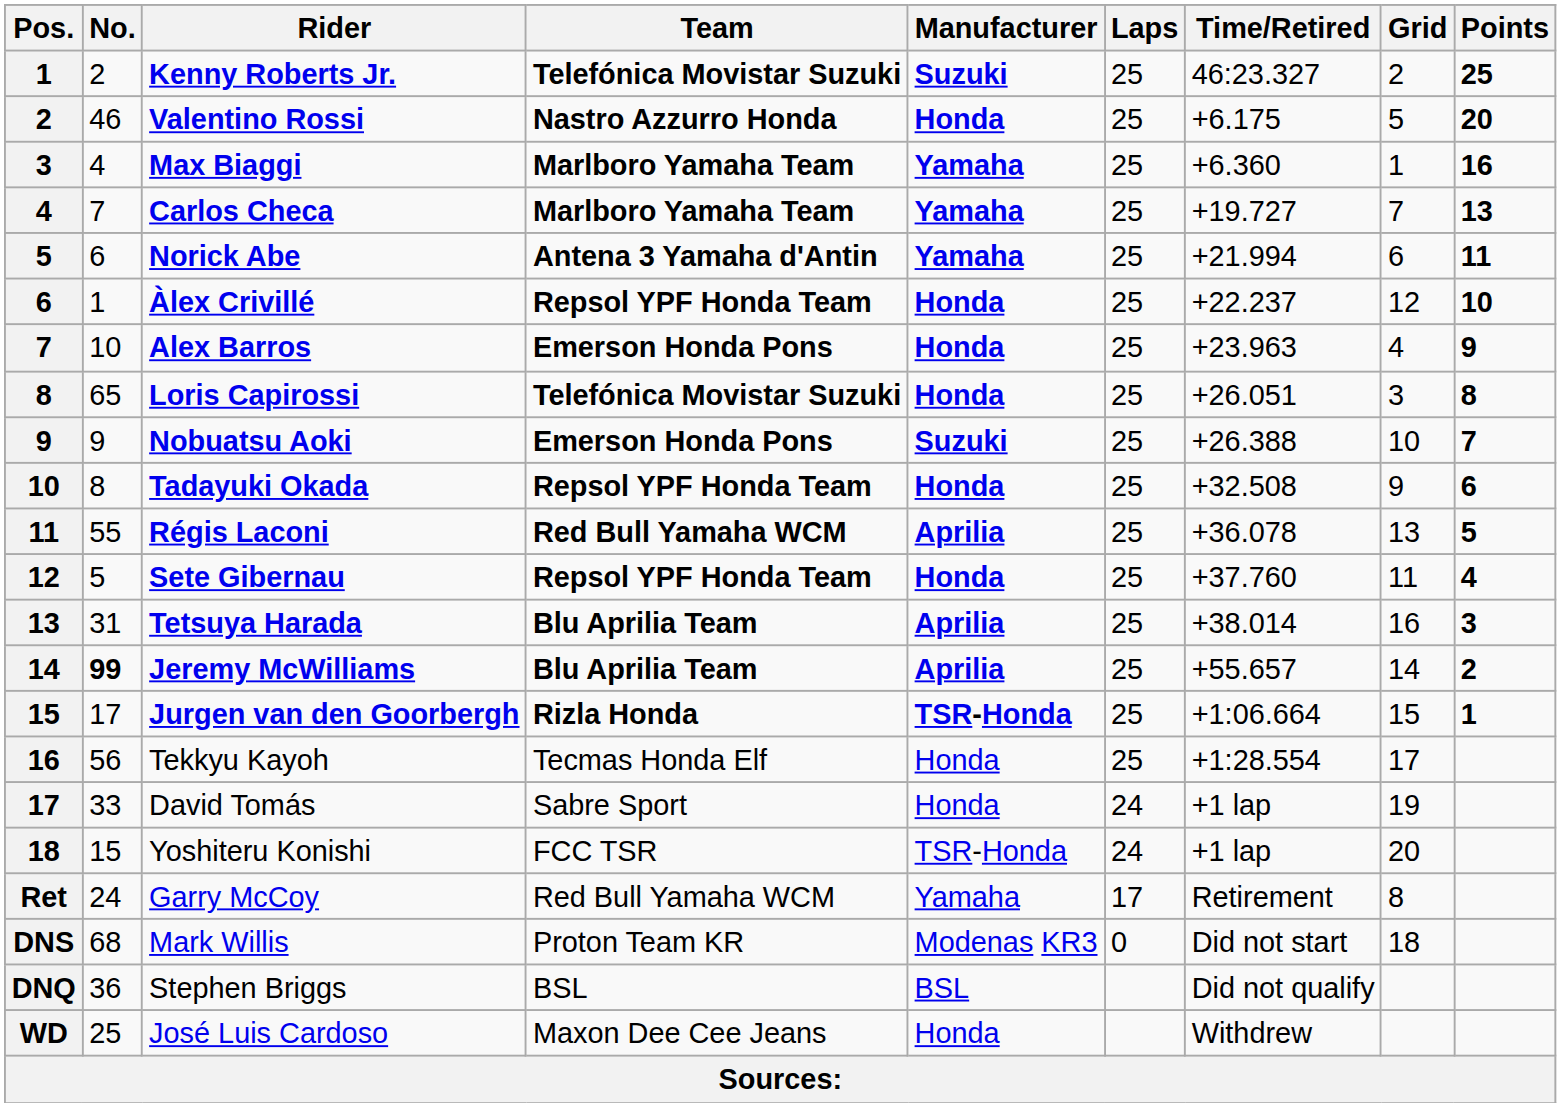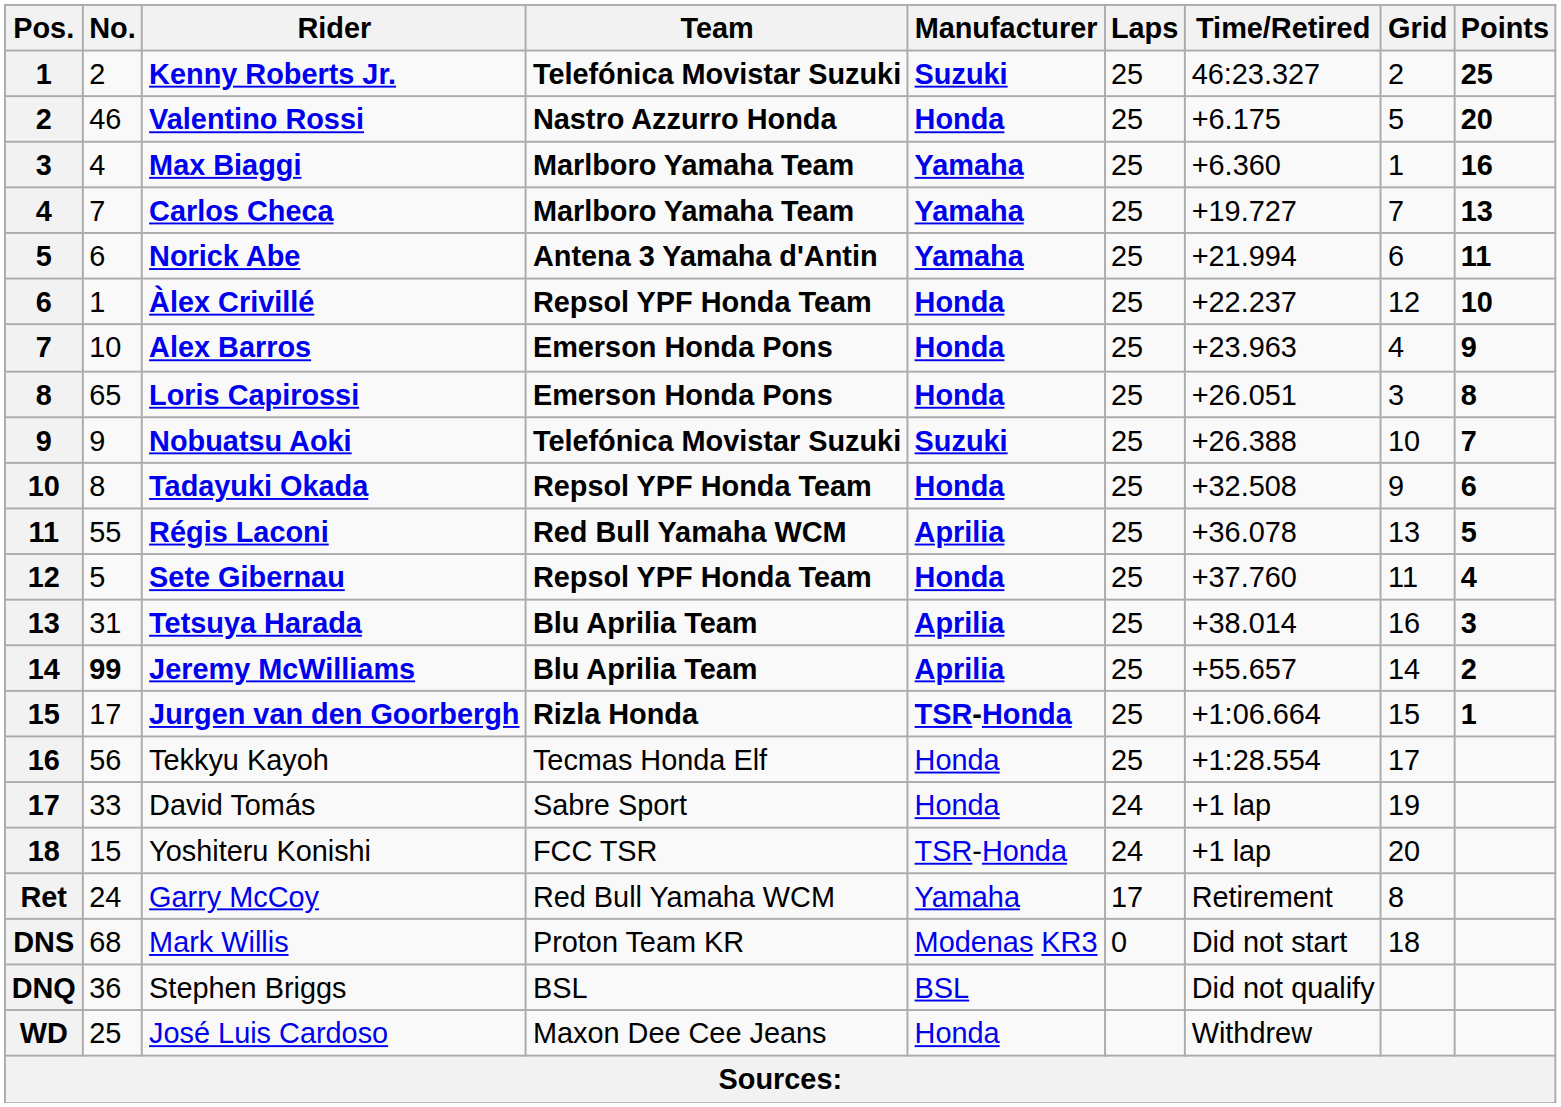(717, 394) Telefónica Movistar Suzuki -> (683, 394) Emerson Honda Pons
(683, 439) Emerson Honda Pons -> (717, 439) Telefónica Movistar Suzuki
